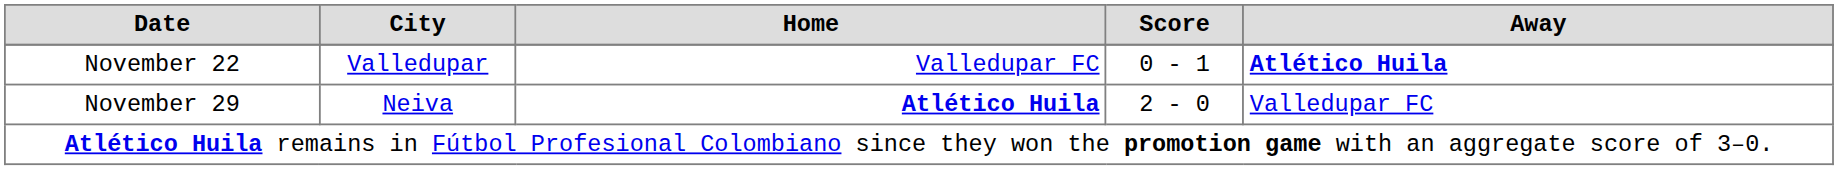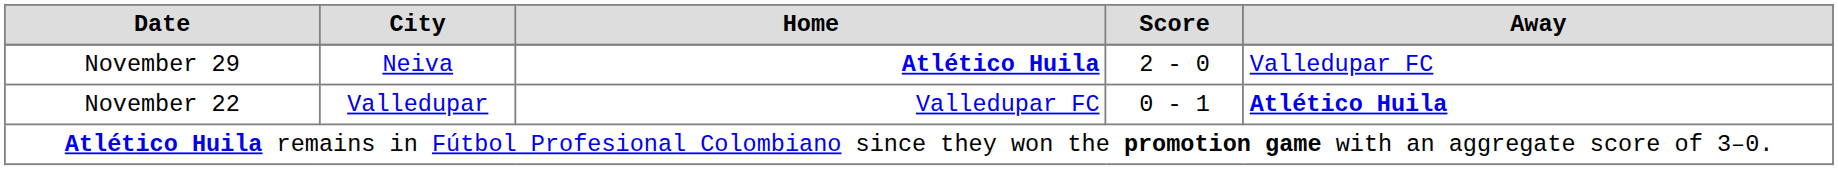rows swapped: (162, 65) <-> (162, 104)
